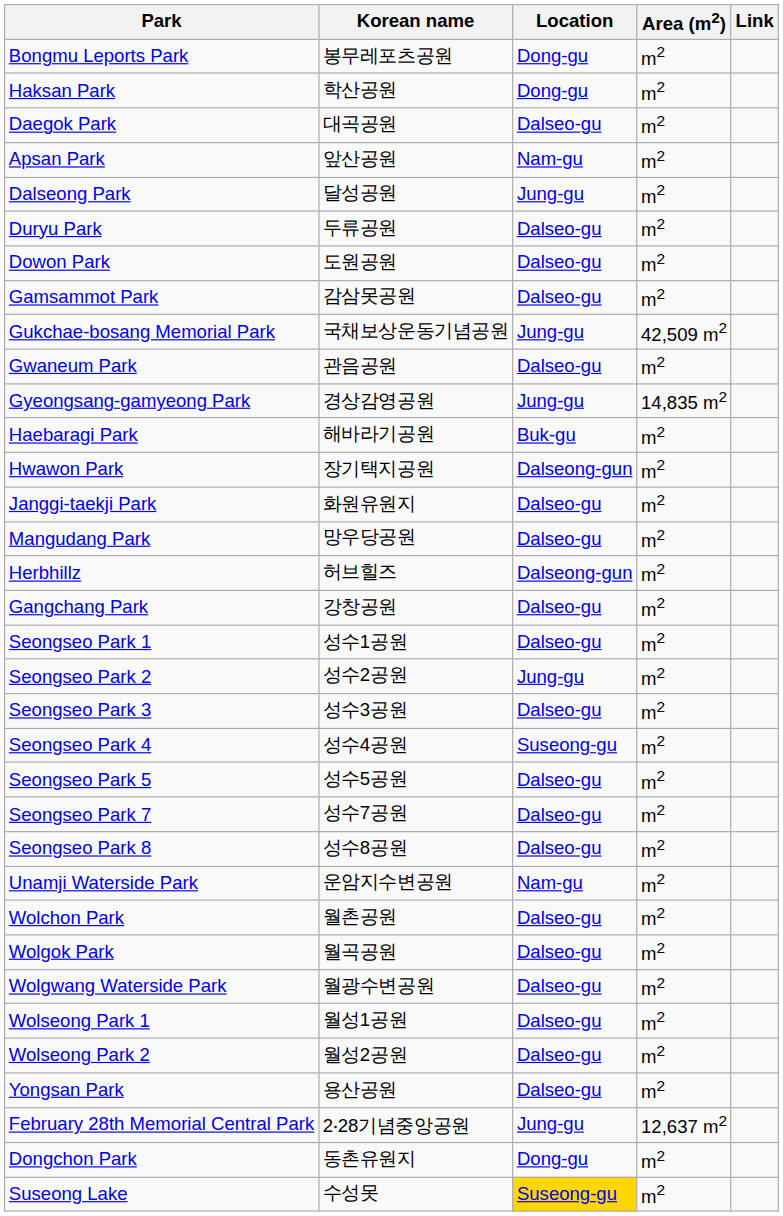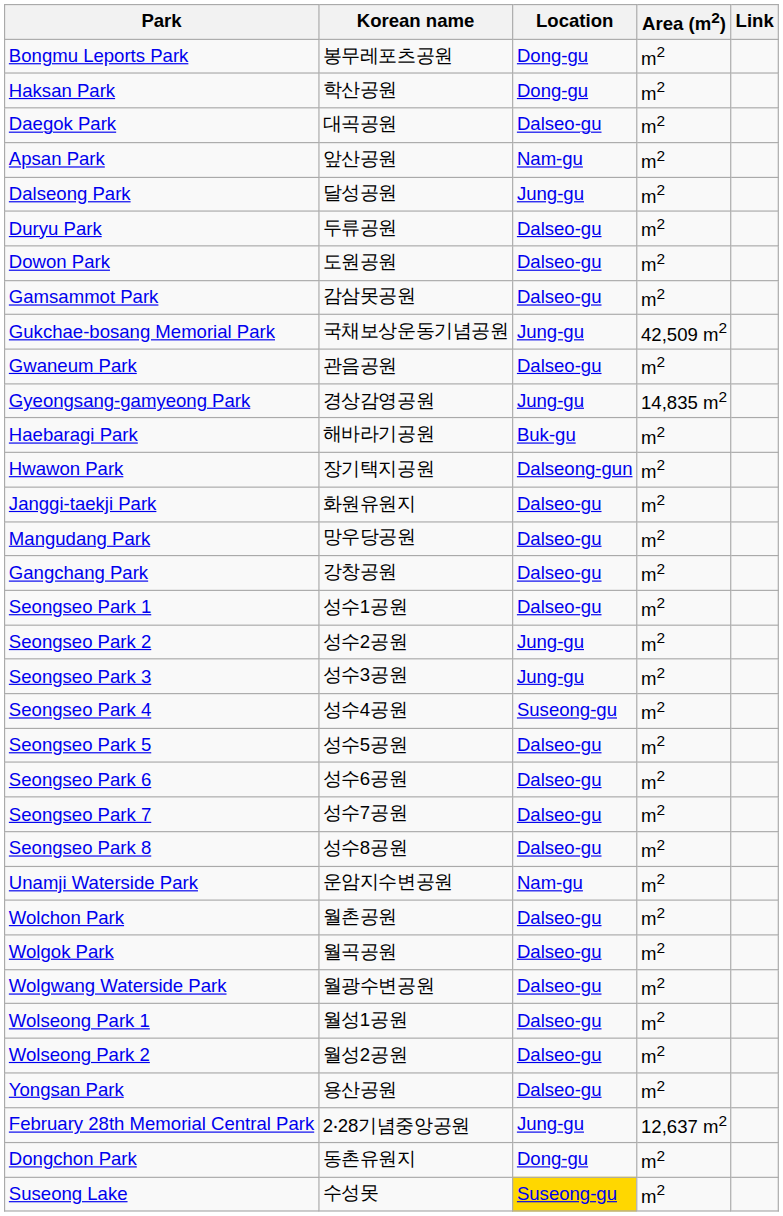- row: (45, 573)
(559, 710) Dalseo-gu -> (550, 676) Jung-gu
+ row: (80, 779)
